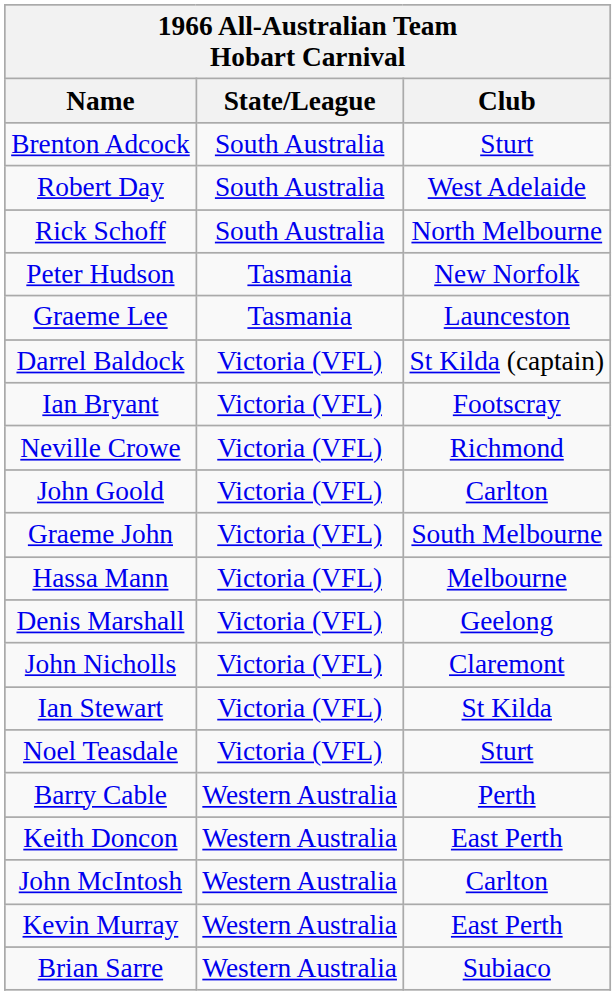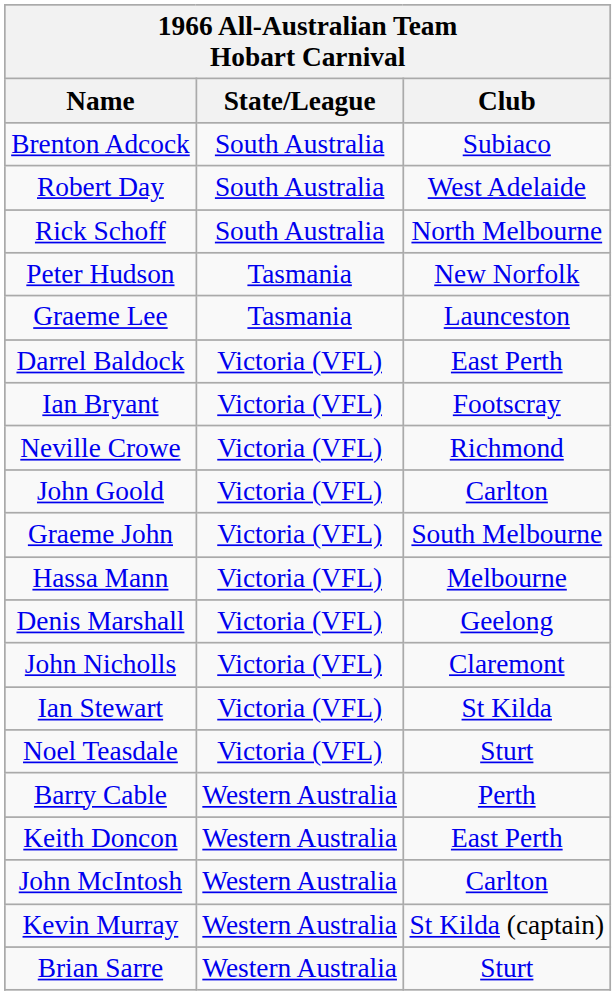(507, 143) Sturt -> (507, 143) Subiaco
(507, 360) St Kilda (captain) -> (507, 360) East Perth
(507, 924) East Perth -> (507, 924) St Kilda (captain)
(507, 968) Subiaco -> (507, 968) Sturt
